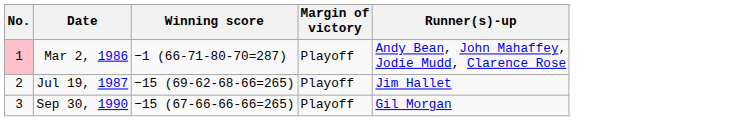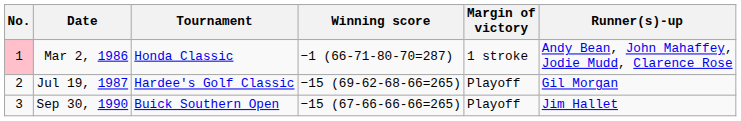+ column: (214, 22)
(327, 57) Playoff -> (497, 57) 1 stroke
(414, 85) Jim Hallet -> (580, 85) Gil Morgan
(414, 106) Gil Morgan -> (580, 106) Jim Hallet
